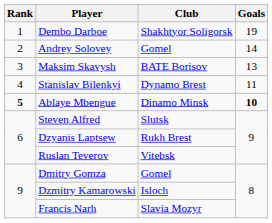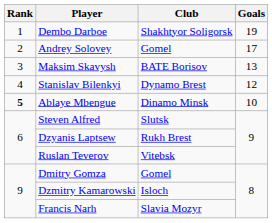(251, 48) 14 -> (251, 48) 17
(251, 84) 11 -> (251, 84) 12
(251, 102) bold -> (251, 102) normal
